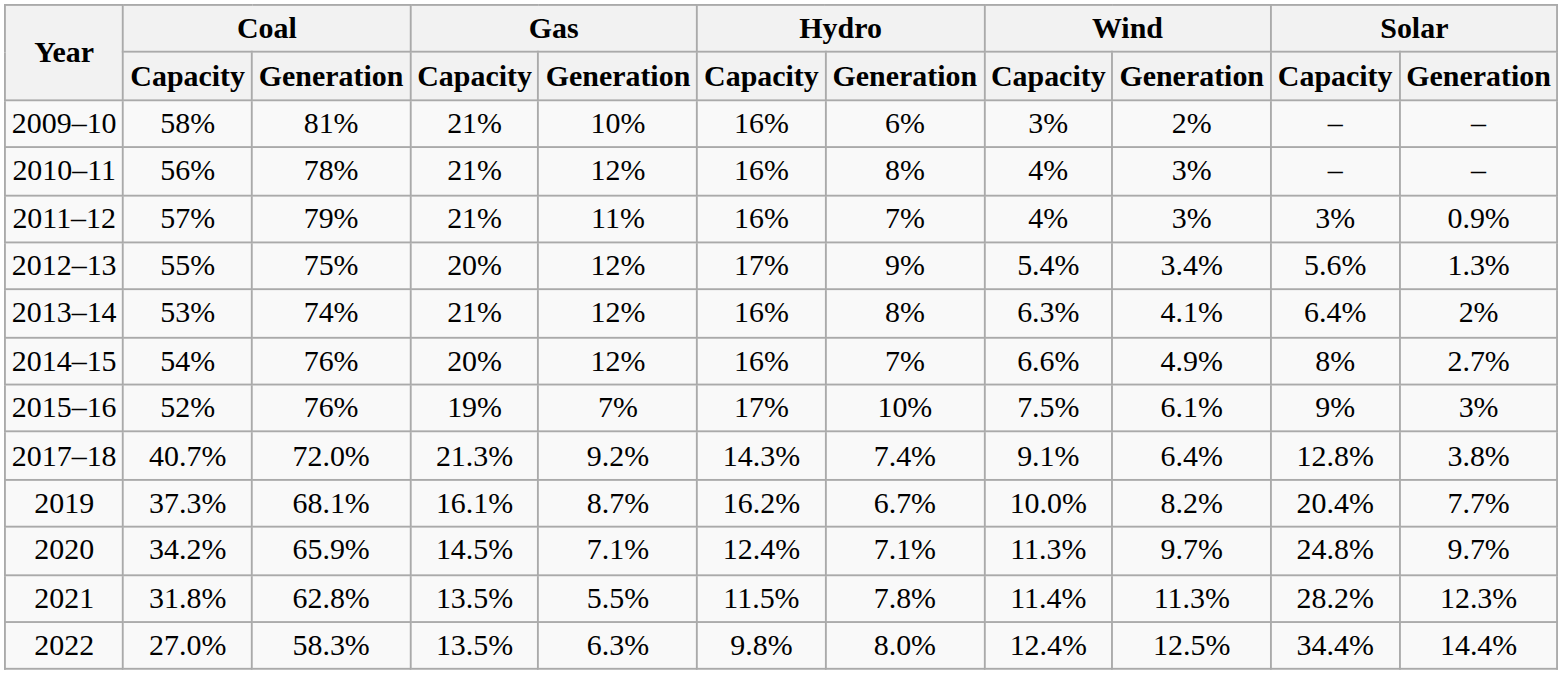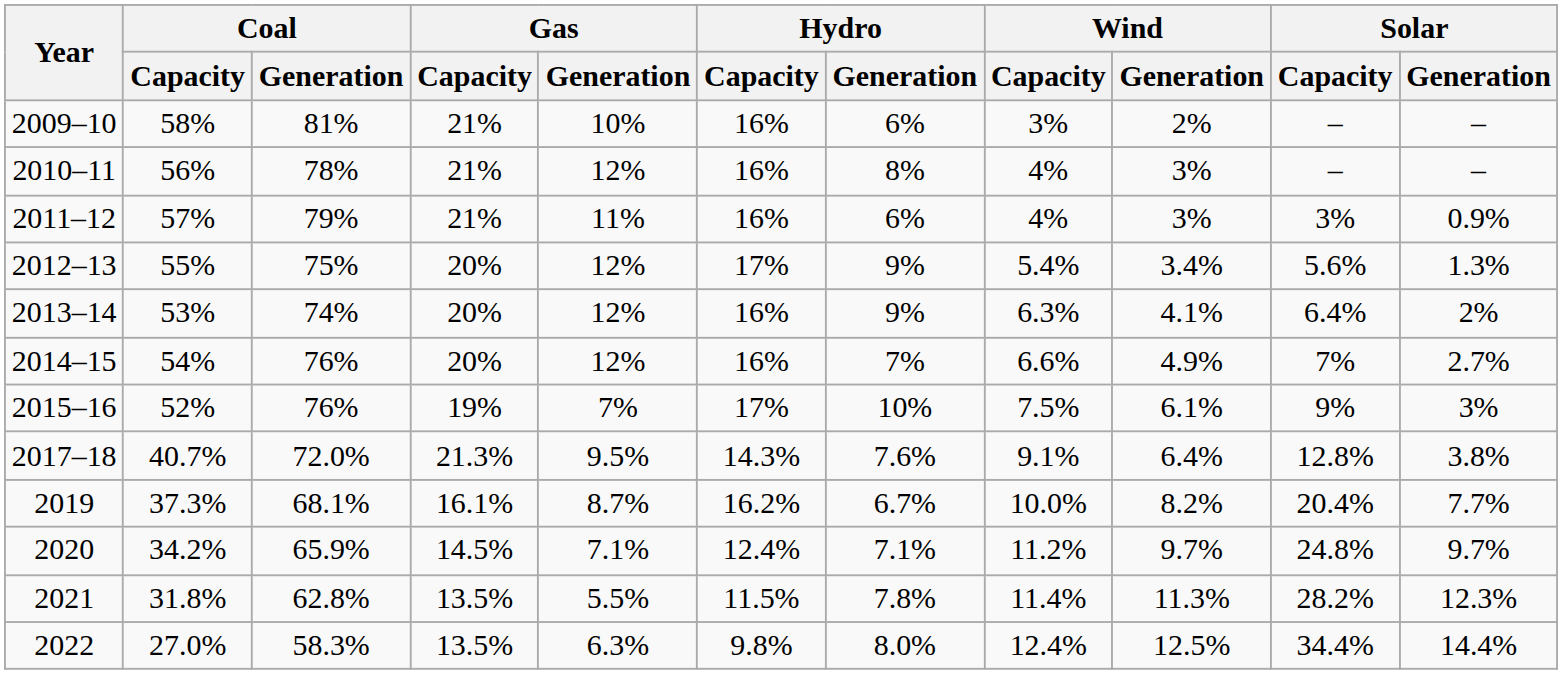(905, 218) 7% -> (905, 218) 6%
(475, 312) 21% -> (475, 312) 20%
(905, 312) 8% -> (905, 312) 9%
(1335, 360) 8% -> (1335, 360) 7%
(618, 455) 9.2% -> (618, 455) 9.5%
(905, 455) 7.4% -> (905, 455) 7.6%
(1048, 550) 11.3% -> (1048, 550) 11.2%
